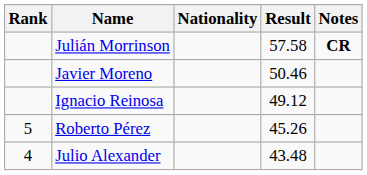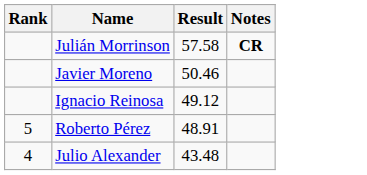- column: (218, 18)
(288, 128) 45.26 -> (200, 128) 48.91
